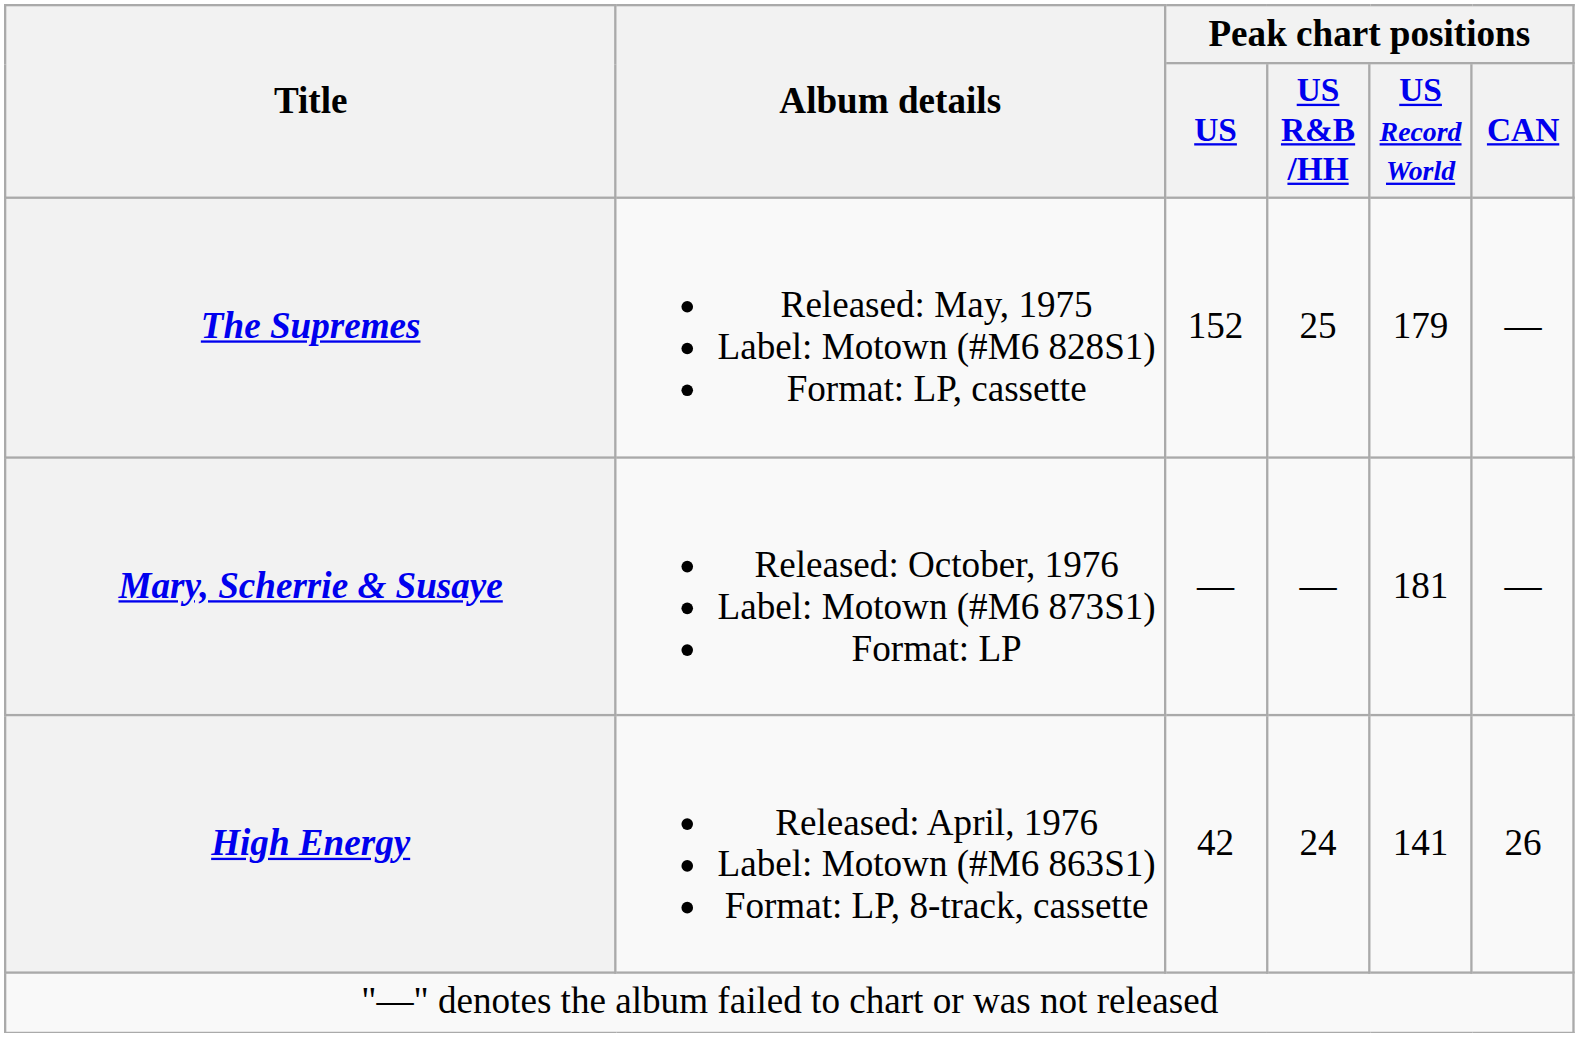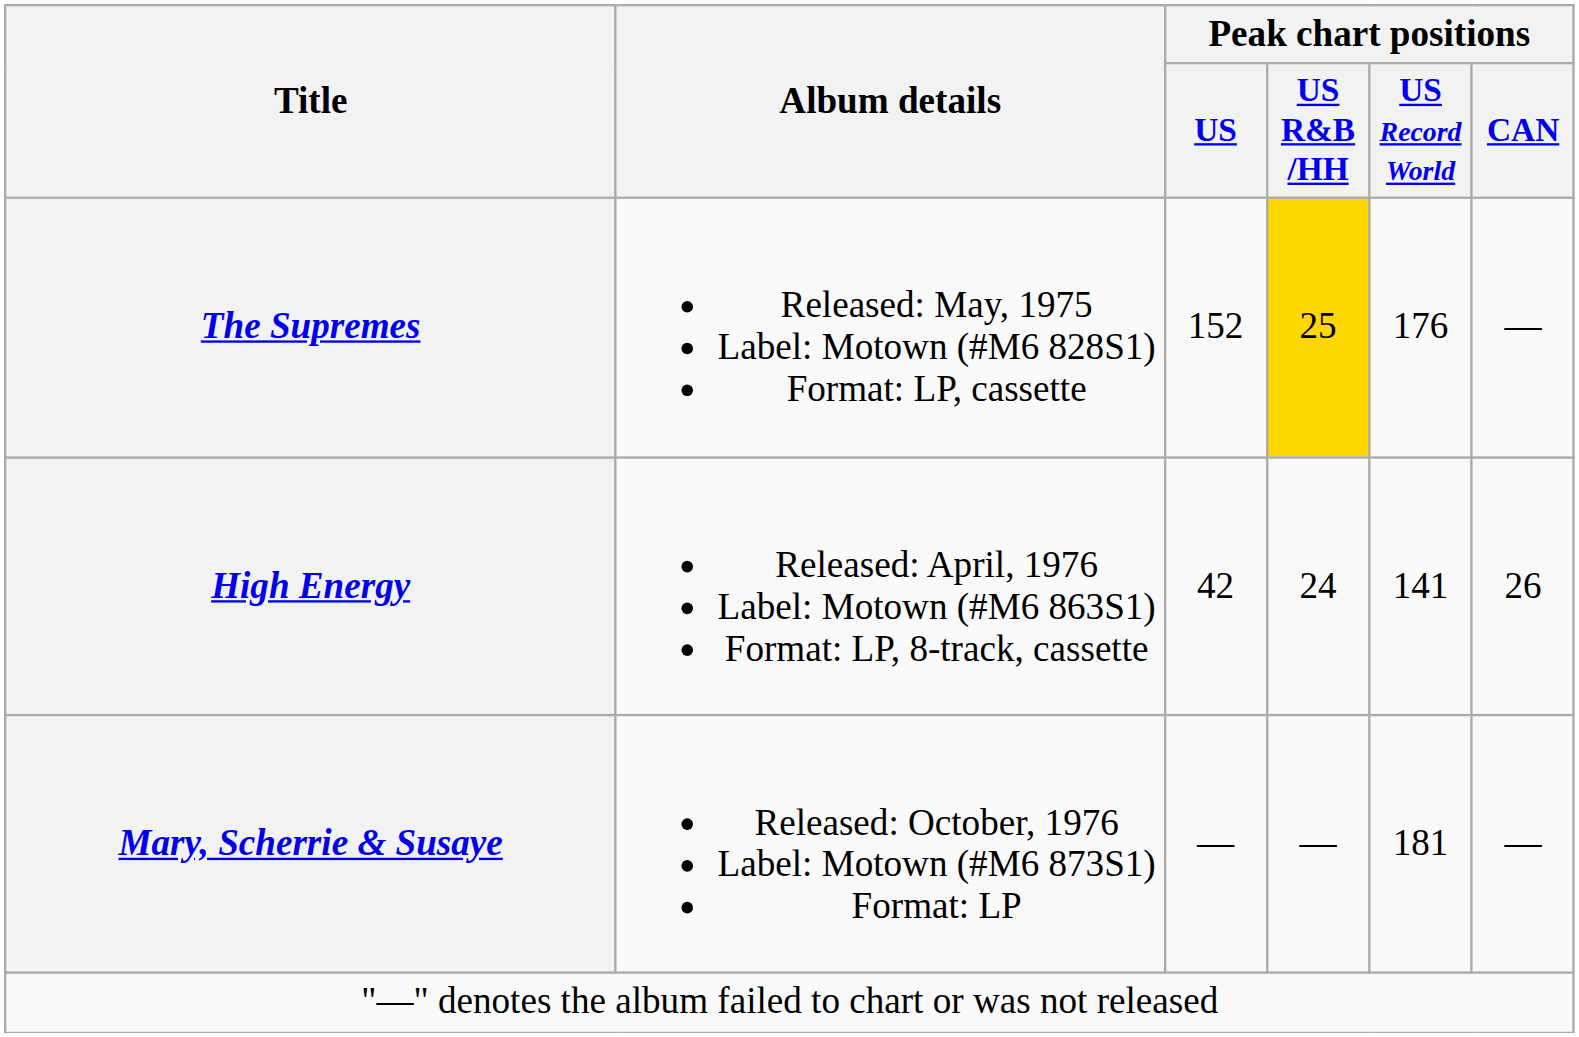(1318, 326) no background -> (1318, 326) gold background
(1421, 326) 179 -> (1421, 326) 176
rows swapped: (311, 843) <-> (311, 584)
